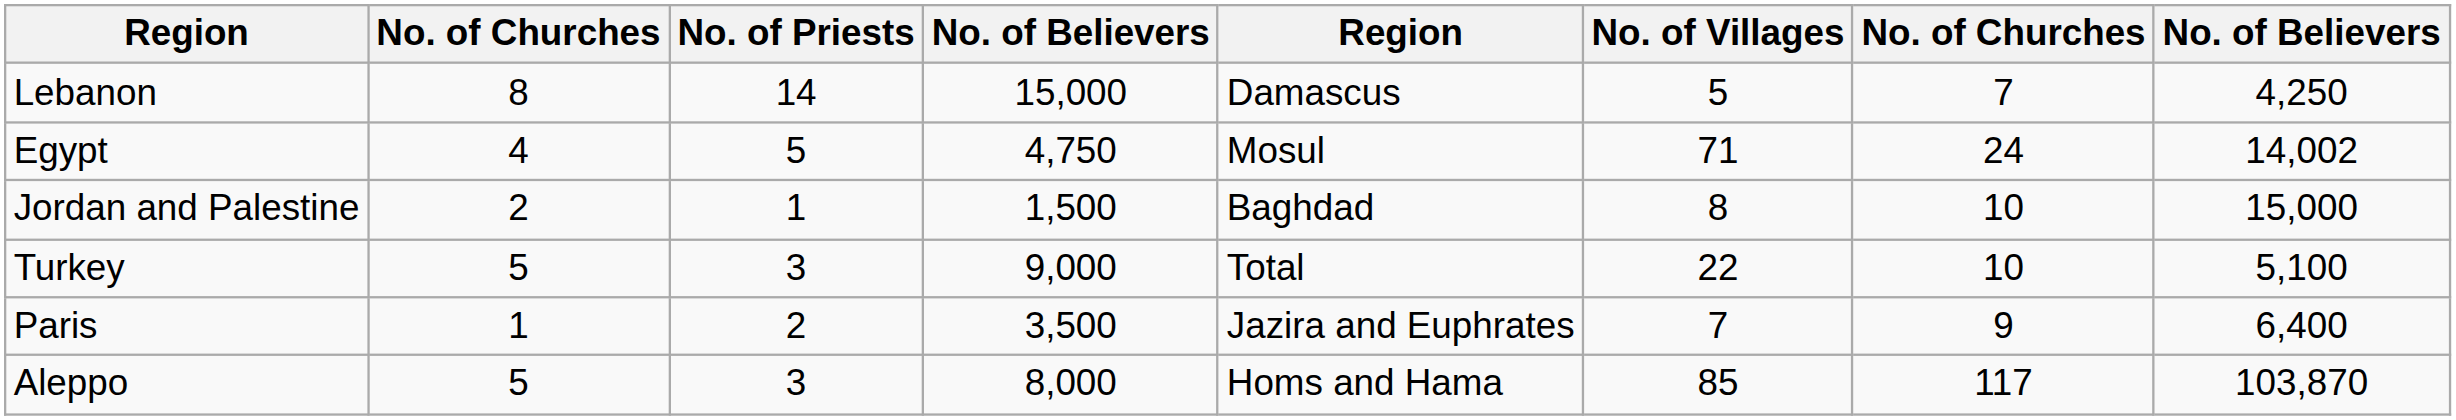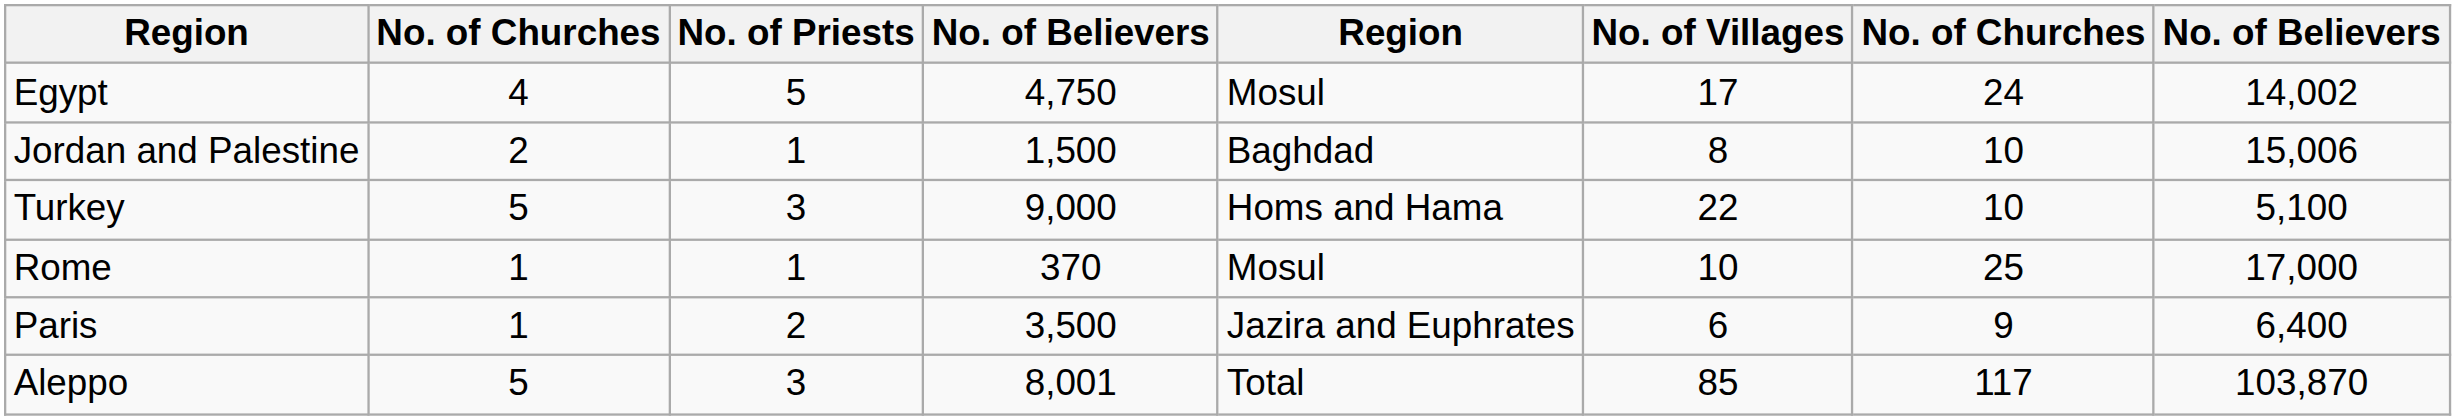- row: (85, 92)
(1718, 150) 71 -> (1718, 92) 17
(2302, 208) 15,000 -> (2302, 150) 15,006
(1266, 267) Total -> (1365, 208) Homs and Hama
+ row: (63, 267)
(1718, 325) 7 -> (1718, 325) 6
(1071, 383) 8,000 -> (1071, 383) 8,001
(1365, 383) Homs and Hama -> (1266, 383) Total
